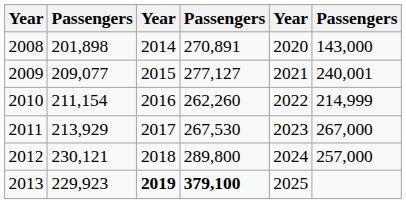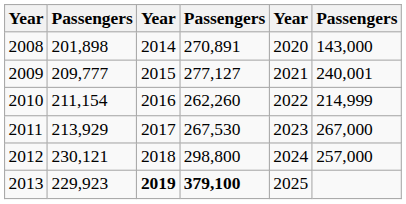(80, 73) 209,077 -> (80, 73) 209,777
(212, 156) 289,800 -> (212, 156) 298,800
